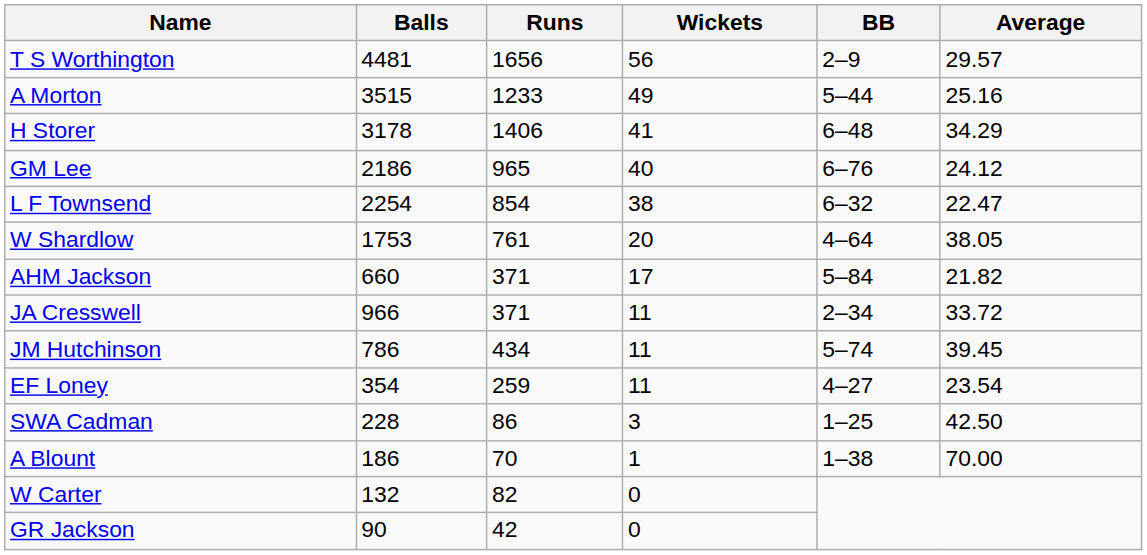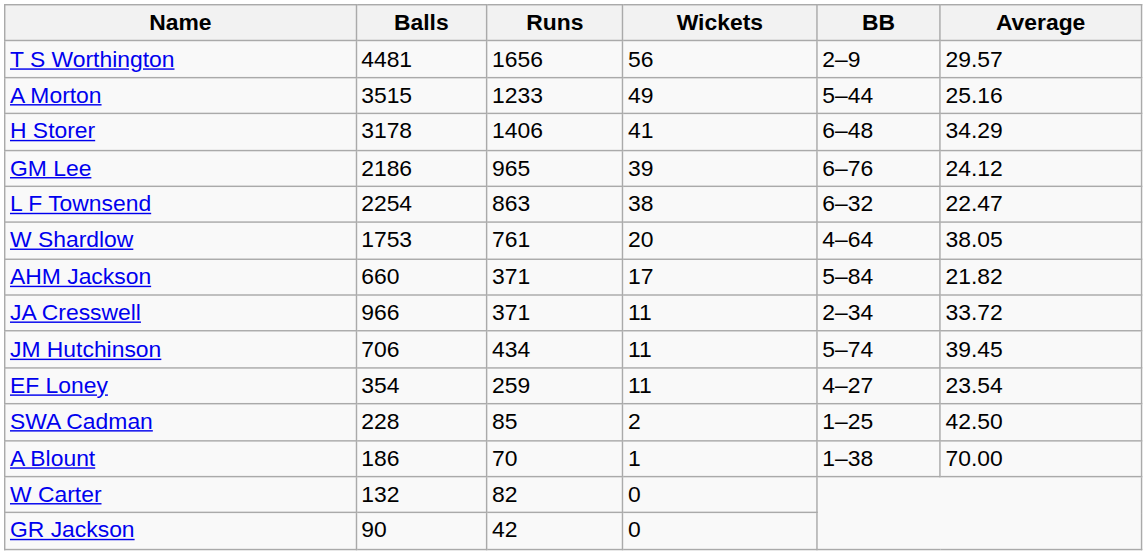(641, 167) 40 -> (641, 167) 39
(511, 204) 854 -> (511, 204) 863
(380, 349) 786 -> (380, 349) 706
(505, 421) 86 -> (505, 421) 85
(634, 421) 3 -> (634, 421) 2
